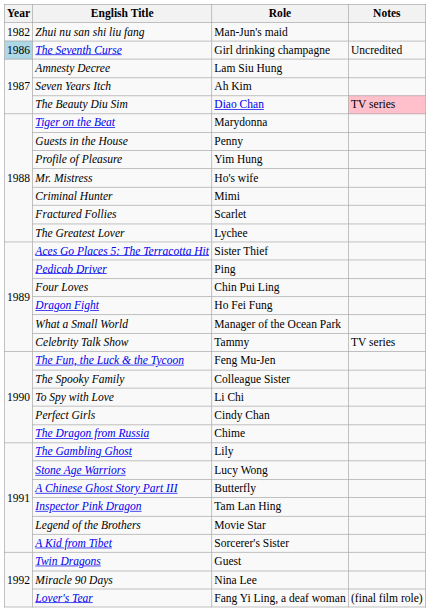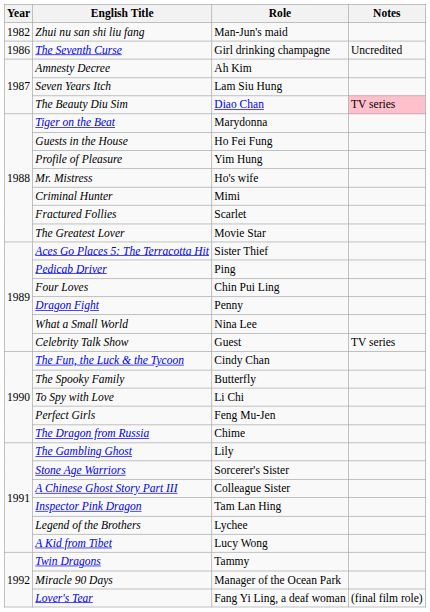(19, 50) lightblue background -> (19, 50) no background
(248, 68) Lam Siu Hung -> (233, 68) Ah Kim
(233, 86) Ah Kim -> (248, 86) Lam Siu Hung
(229, 141) Penny -> (243, 141) Ho Fei Fung
(231, 232) Lychee -> (240, 232) Movie Star
(243, 305) Ho Fei Fung -> (229, 305) Penny
(278, 324) Manager of the Ocean Park -> (236, 324) Nina Lee
(232, 342) Tammy -> (228, 342) Guest
(245, 360) Feng Mu-Jen -> (242, 360) Cindy Chan
(252, 379) Colleague Sister -> (235, 379) Butterfly
(242, 415) Cindy Chan -> (245, 415) Feng Mu-Jen
(241, 470) Lucy Wong -> (252, 470) Sorcerer's Sister
(235, 488) Butterfly -> (252, 488) Colleague Sister
(240, 525) Movie Star -> (231, 525) Lychee
(252, 543) Sorcerer's Sister -> (241, 543) Lucy Wong
(228, 561) Guest -> (232, 561) Tammy
(236, 580) Nina Lee -> (278, 580) Manager of the Ocean Park
